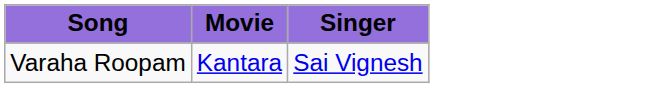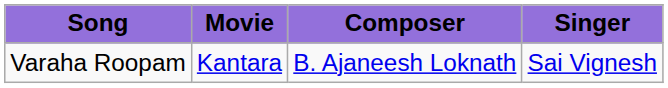+ column: (405, 23)
